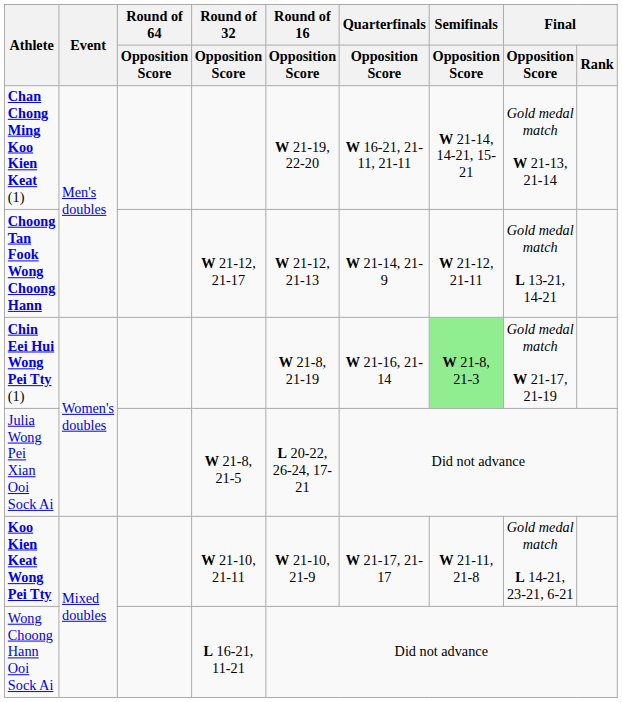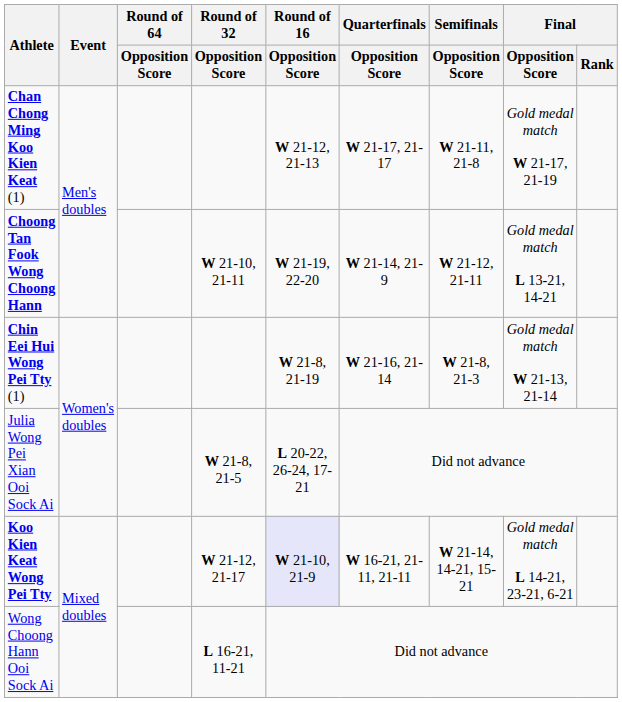(302, 156) W 21-19, 22-20 -> (302, 156) W 21-12, 21-13
(384, 156) W 16-21, 21-11, 21-11 -> (384, 156) W 21-17, 21-17
(466, 156) W 21-14, 14-21, 15-21 -> (466, 156) W 21-11, 21-8
(540, 147) Gold medal match W 21-13, 21-14 -> (540, 147) Gold medal match W 21-17, 21-19
(228, 272) W 21-12, 21-17 -> (228, 272) W 21-10, 21-11
(302, 272) W 21-12, 21-13 -> (302, 272) W 21-19, 22-20
(466, 371) lightgreen background -> (466, 371) no background
(540, 363) Gold medal match W 21-17, 21-19 -> (540, 363) Gold medal match W 21-13, 21-14
(228, 570) W 21-10, 21-11 -> (228, 570) W 21-12, 21-17
(302, 570) no background -> (302, 570) lavender background
(384, 570) W 21-17, 21-17 -> (384, 570) W 16-21, 21-11, 21-11
(466, 570) W 21-11, 21-8 -> (466, 570) W 21-14, 14-21, 15-21
